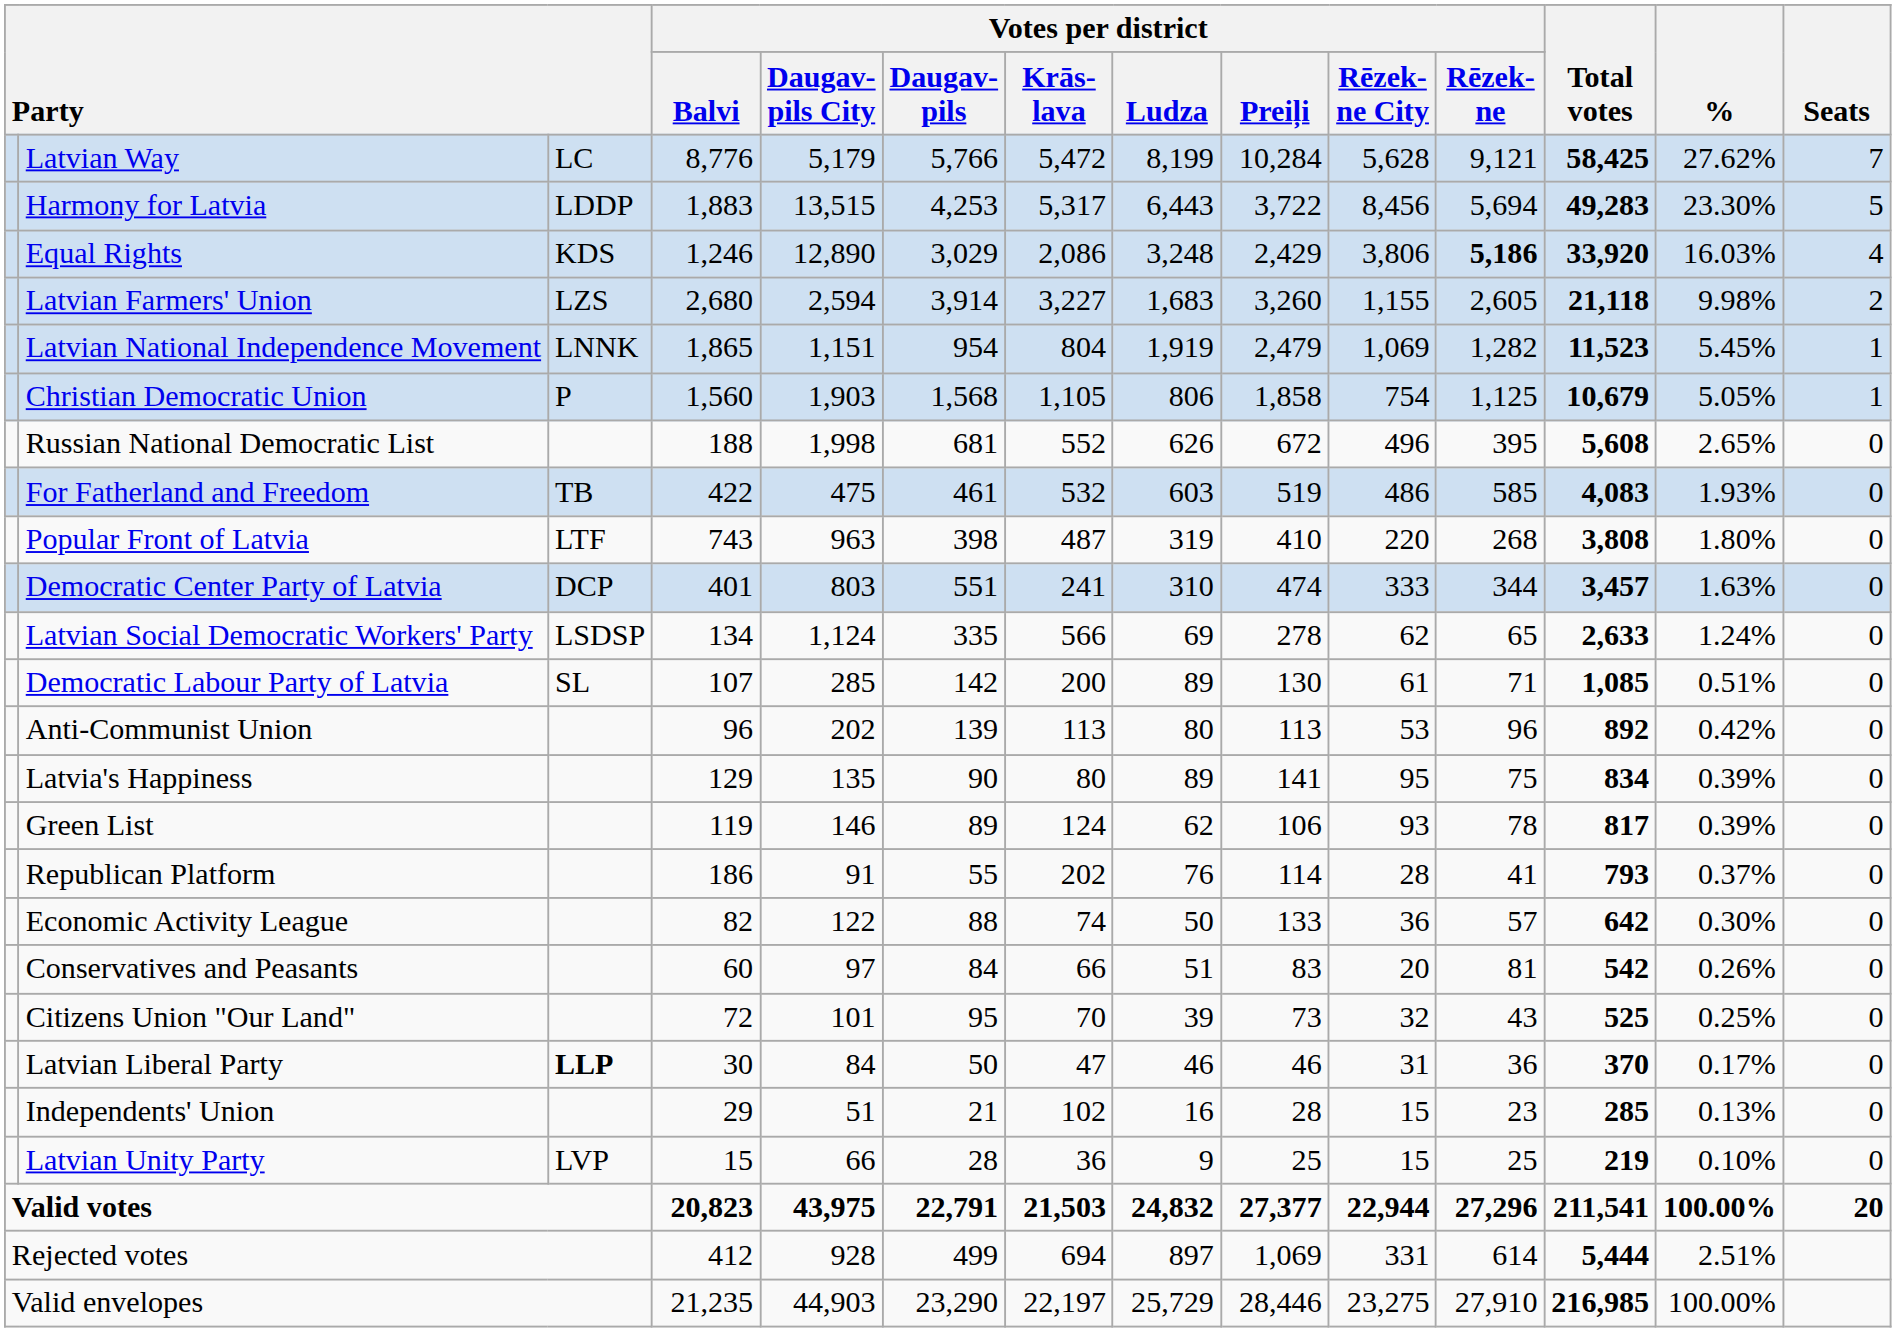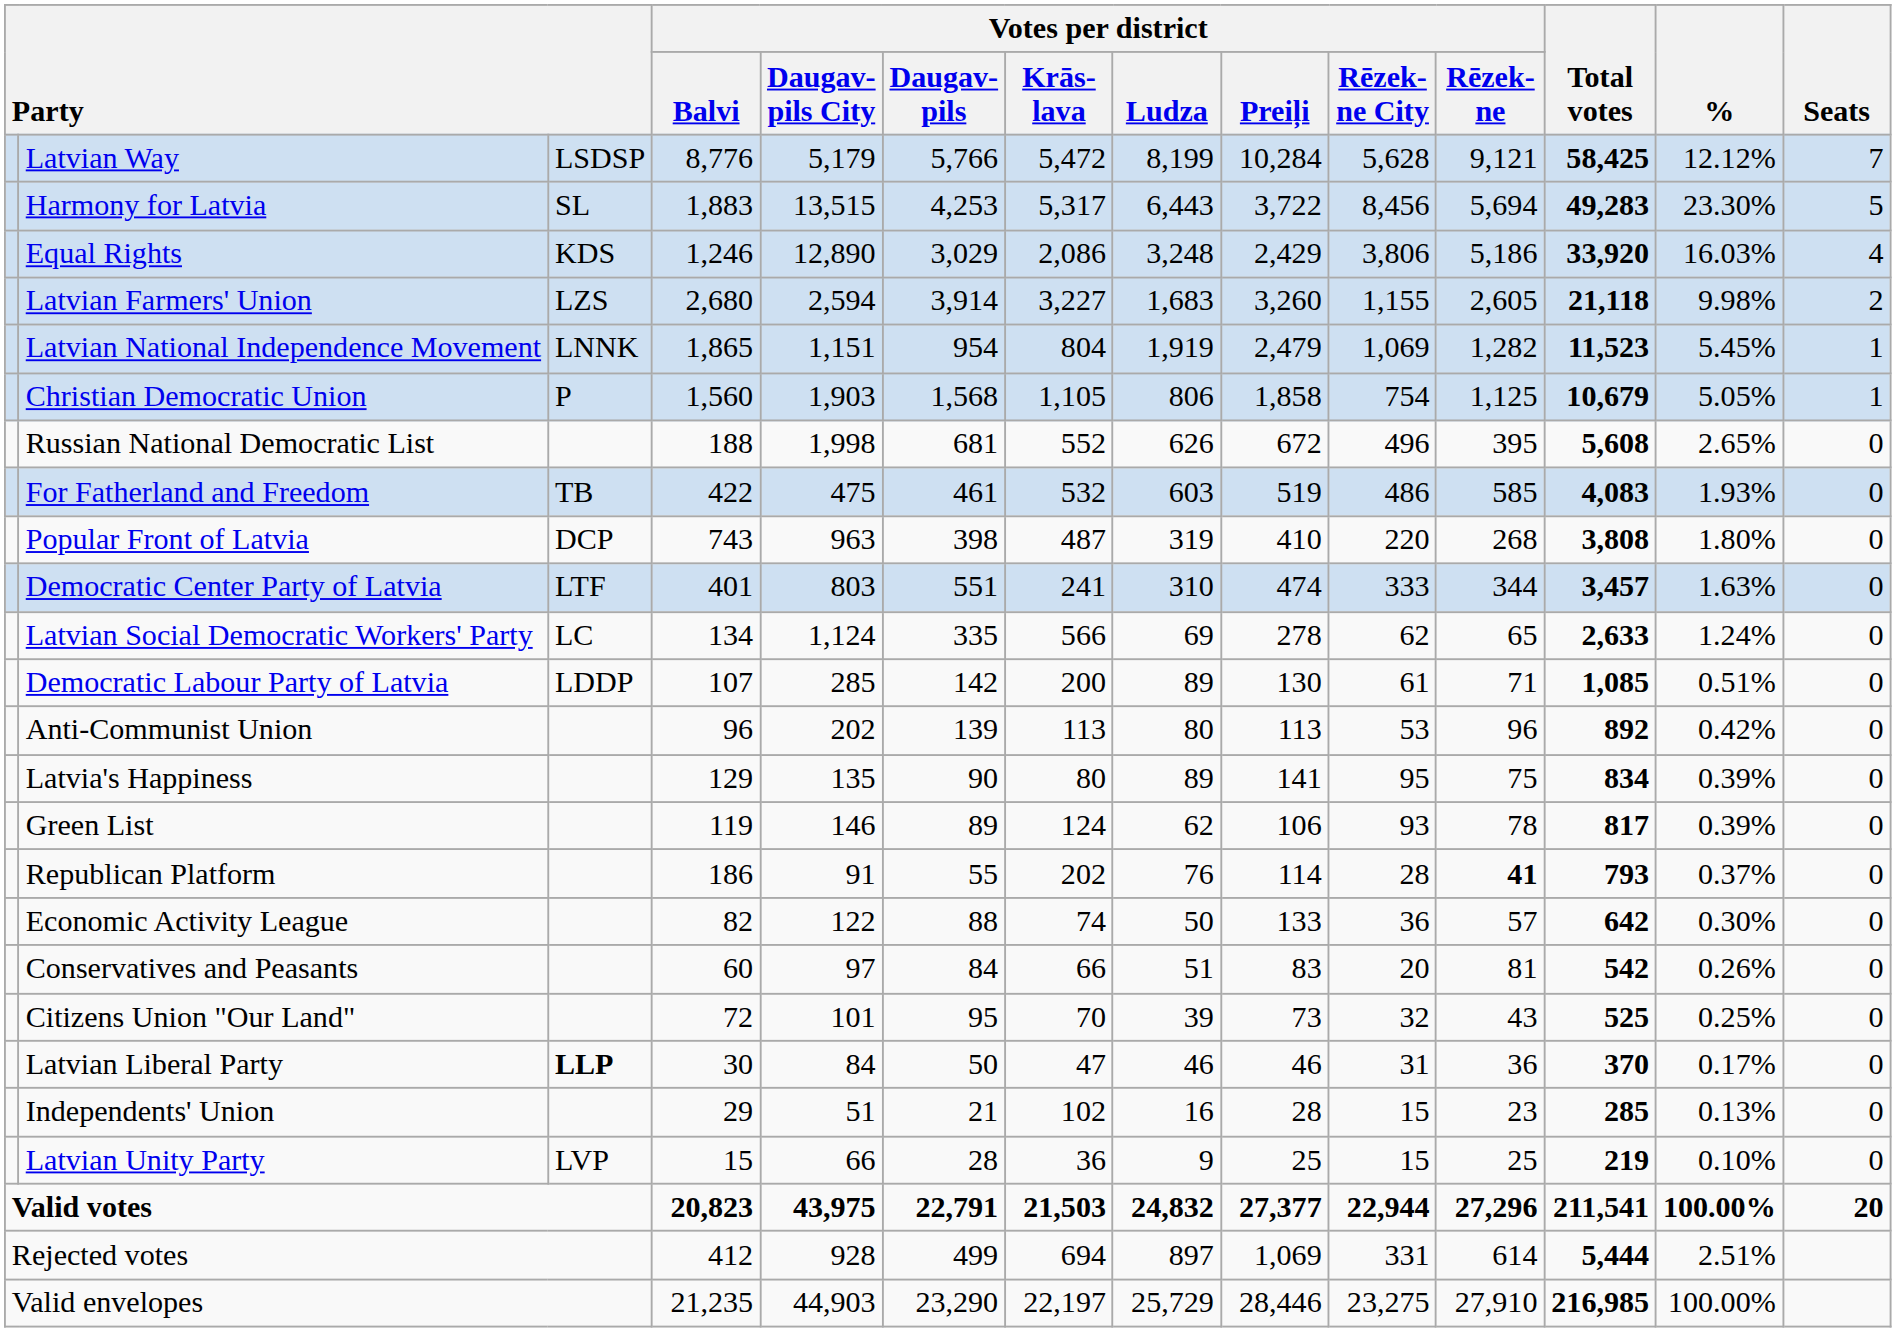(574, 157) LC -> (600, 157) LSDSP
(1729, 157) 27.62% -> (1729, 157) 12.12%
(594, 205) LDDP -> (573, 205) SL
(1504, 253) bold -> (1504, 253) normal
(580, 539) LTF -> (584, 539) DCP
(584, 586) DCP -> (580, 586) LTF
(600, 634) LSDSP -> (574, 634) LC
(573, 682) SL -> (594, 682) LDDP
(1522, 873) normal -> (1522, 873) bold
